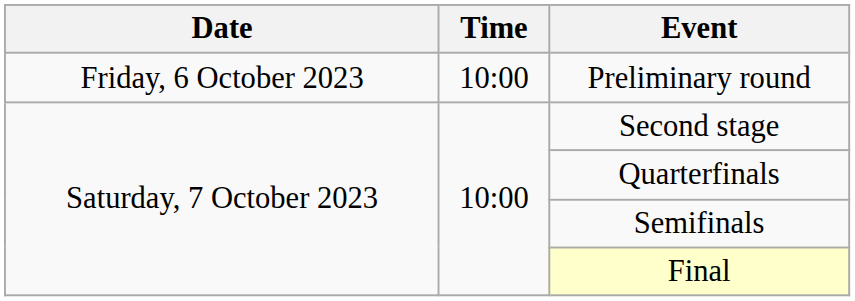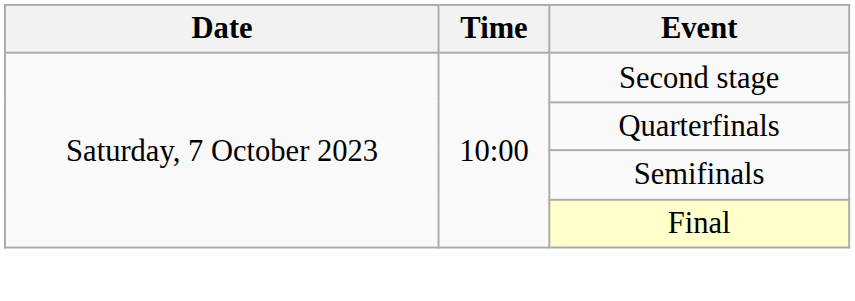- row: (699, 77)
